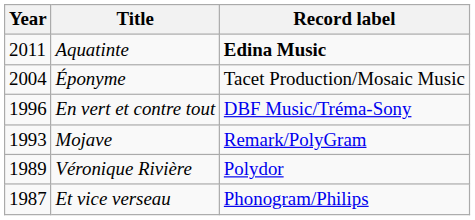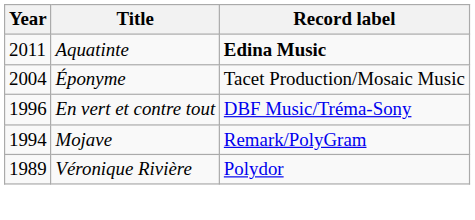(28, 139) 1993 -> (28, 139) 1994
- row: (113, 199)
